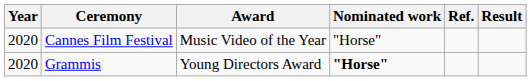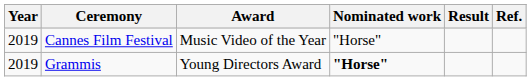columns swapped: (502, 16) <-> (461, 16)
(23, 40) 2020 -> (23, 40) 2019
(23, 64) 2020 -> (23, 64) 2019
